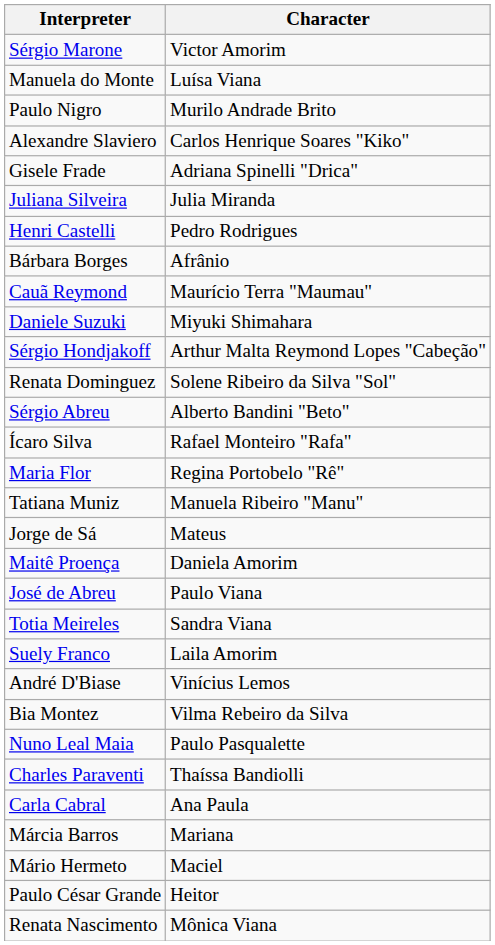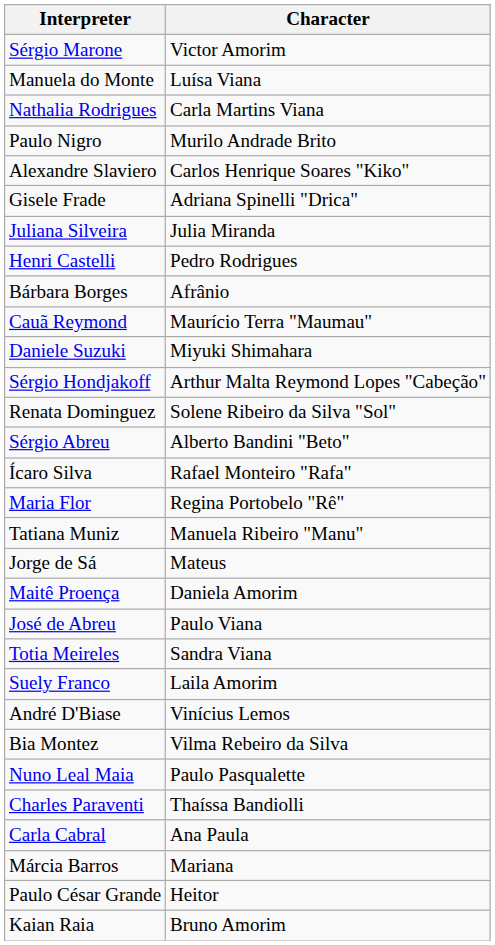+ row: (83, 110)
- row: (68, 865)
- row: (83, 925)
+ row: (52, 925)
